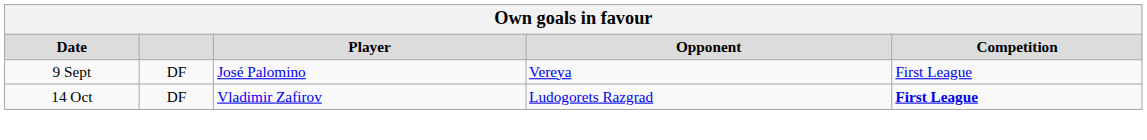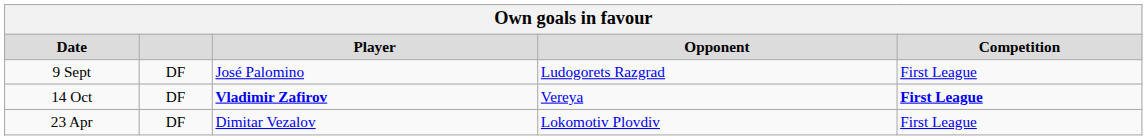(550, 72) Vereya -> (603, 72) Ludogorets Razgrad
(269, 97) normal -> (271, 97) bold
(591, 97) Ludogorets Razgrad -> (562, 97) Vereya
+ row: (72, 122)
